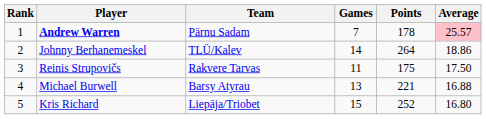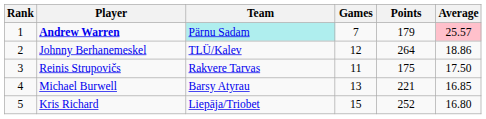(219, 31) no background -> (219, 31) paleturquoise background
(406, 31) 178 -> (406, 31) 179
(356, 50) 14 -> (356, 50) 12
(459, 86) 16.88 -> (459, 86) 16.85
